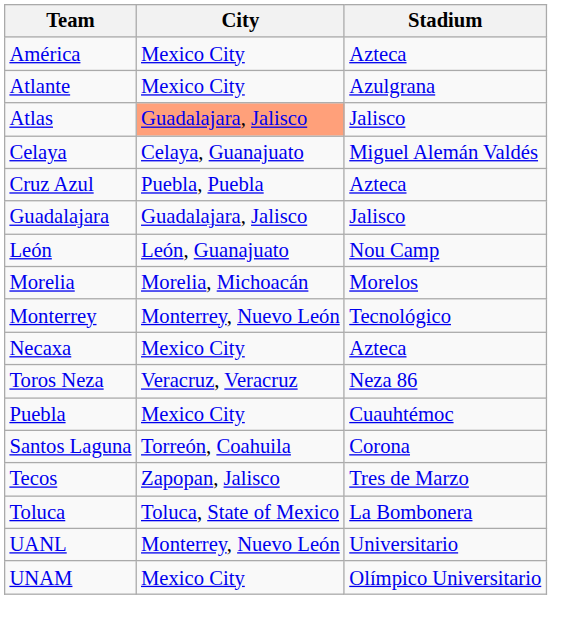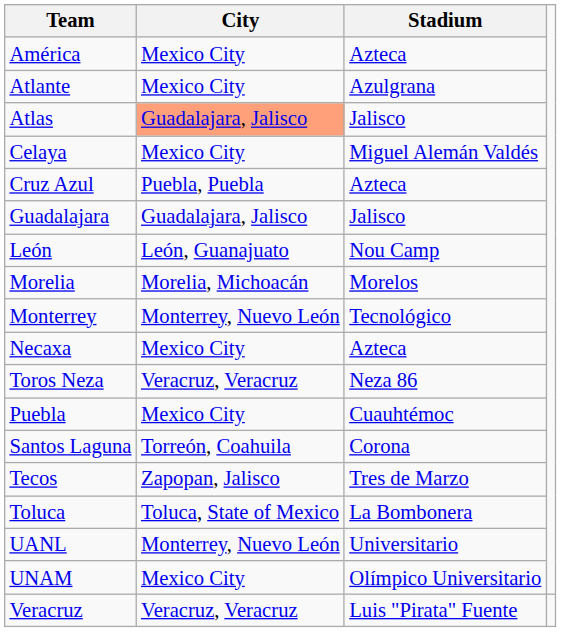(222, 151) Celaya, Guanajuato -> (193, 151) Mexico City
+ row: (46, 610)
